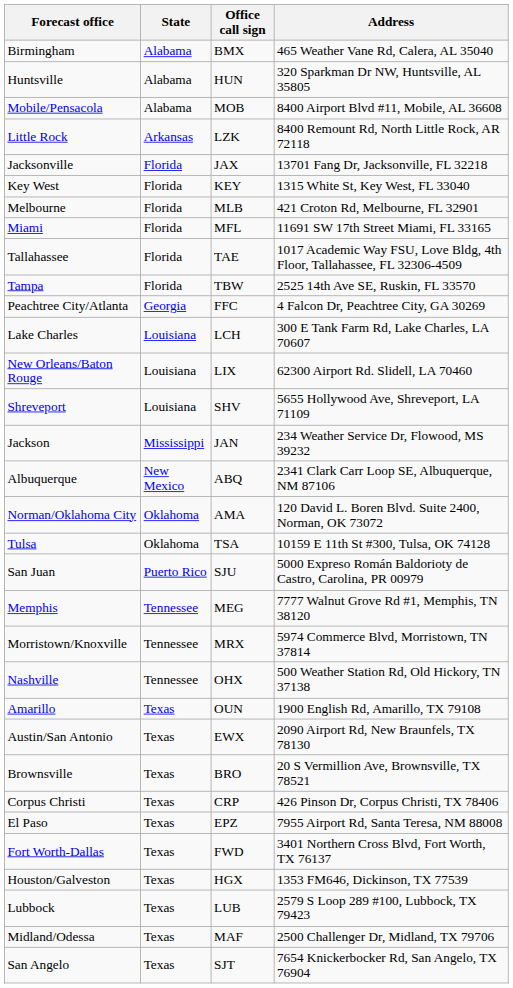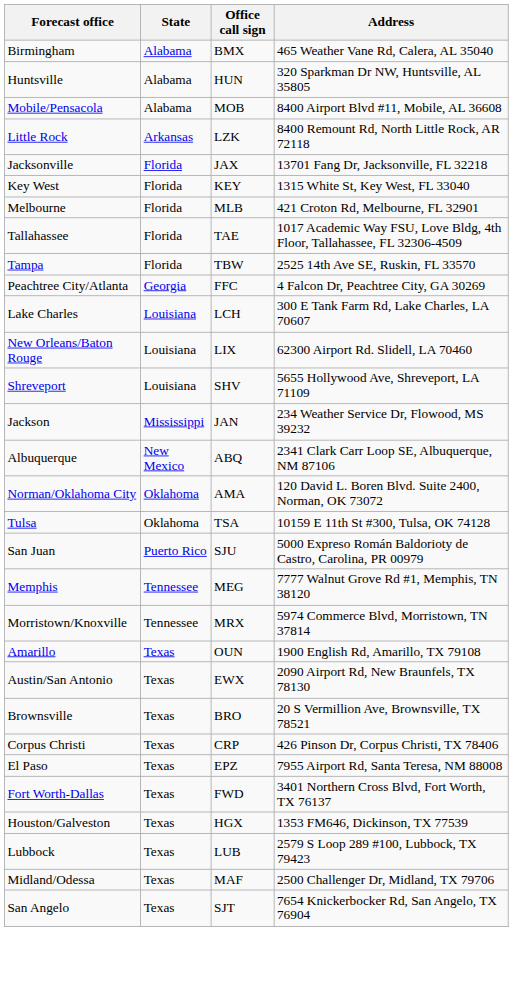- row: (25, 228)
- row: (33, 680)
